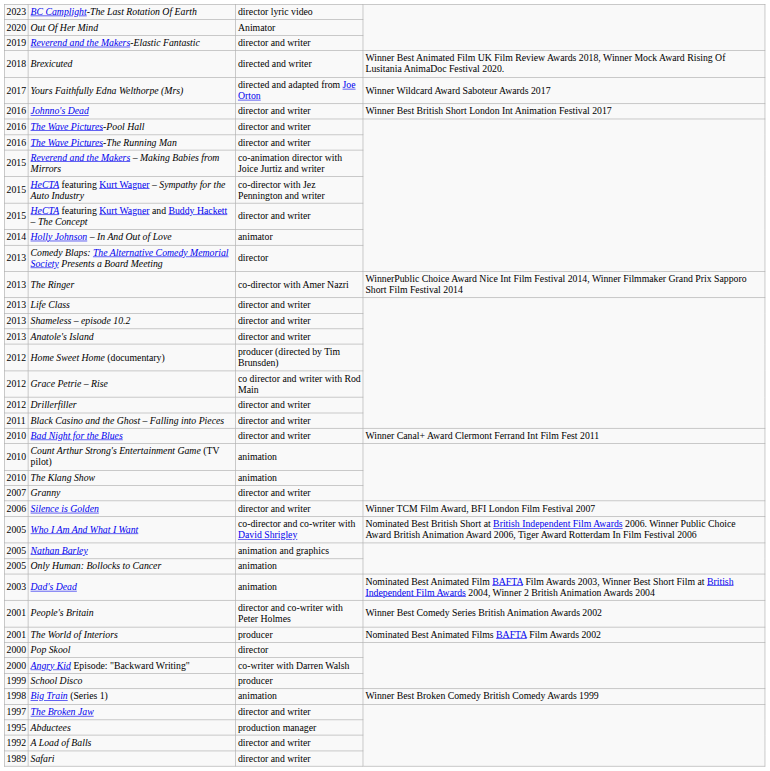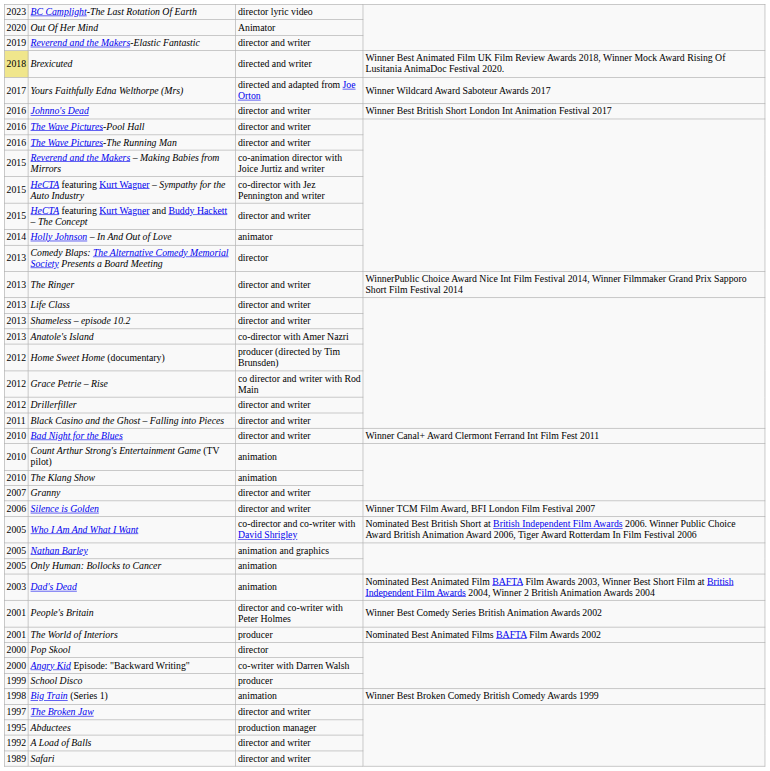(16, 64) no background -> (16, 64) khaki background
(293, 284) co-director with Amer Nazri -> (274, 284) director and writer
(274, 336) director and writer -> (293, 336) co-director with Amer Nazri
